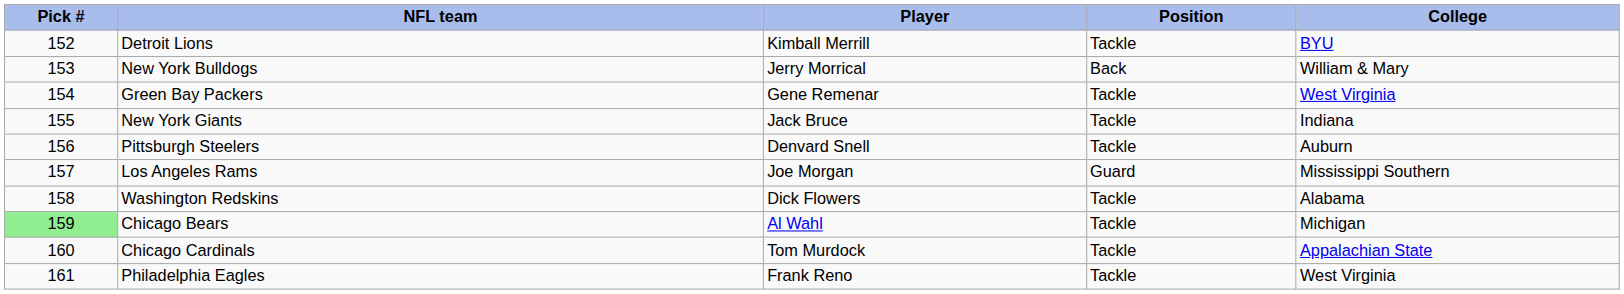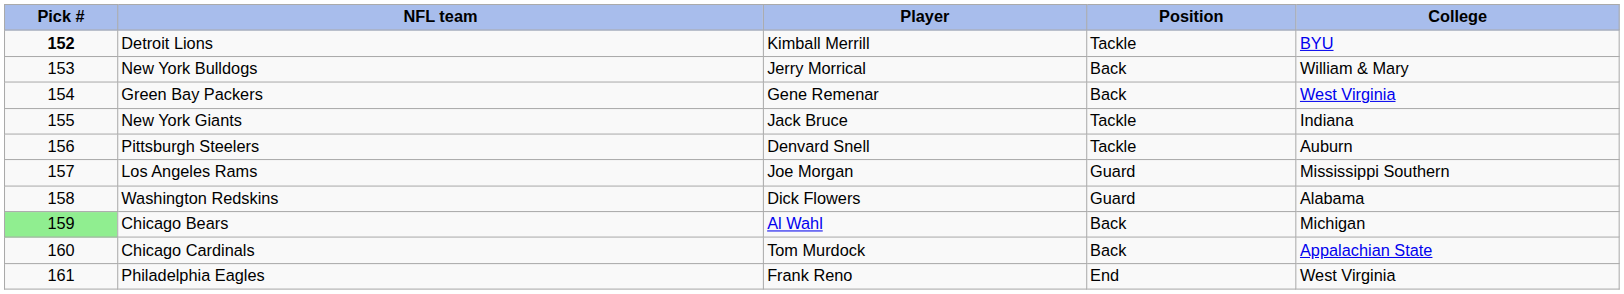(61, 43) normal -> (61, 43) bold
(1113, 95) Tackle -> (1108, 95) Back
(1113, 198) Tackle -> (1113, 198) Guard
(1113, 224) Tackle -> (1108, 224) Back
(1113, 250) Tackle -> (1108, 250) Back
(1113, 276) Tackle -> (1105, 276) End
